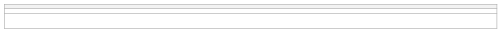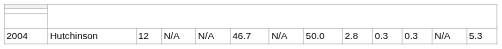+ row: (17, 36)
